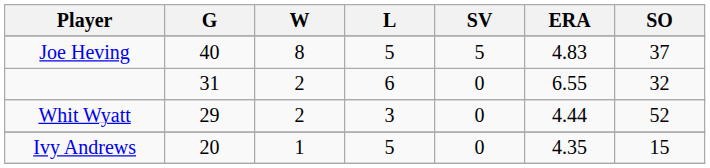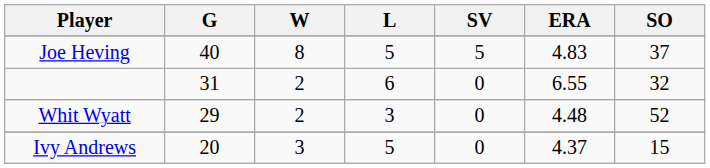(570, 115) 4.44 -> (570, 115) 4.48
(300, 147) 1 -> (300, 147) 3
(570, 147) 4.35 -> (570, 147) 4.37
